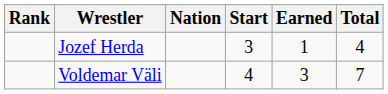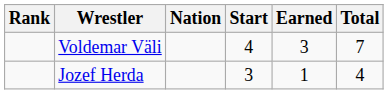rows swapped: (101, 46) <-> (110, 74)
